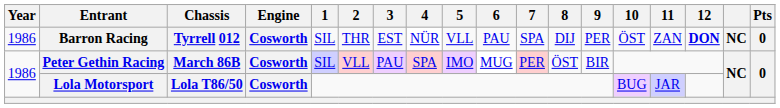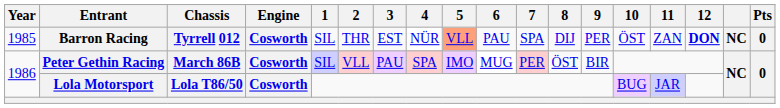(22, 38) 1986 -> (22, 38) 1985
(460, 38) no background -> (460, 38) lightsalmon background
